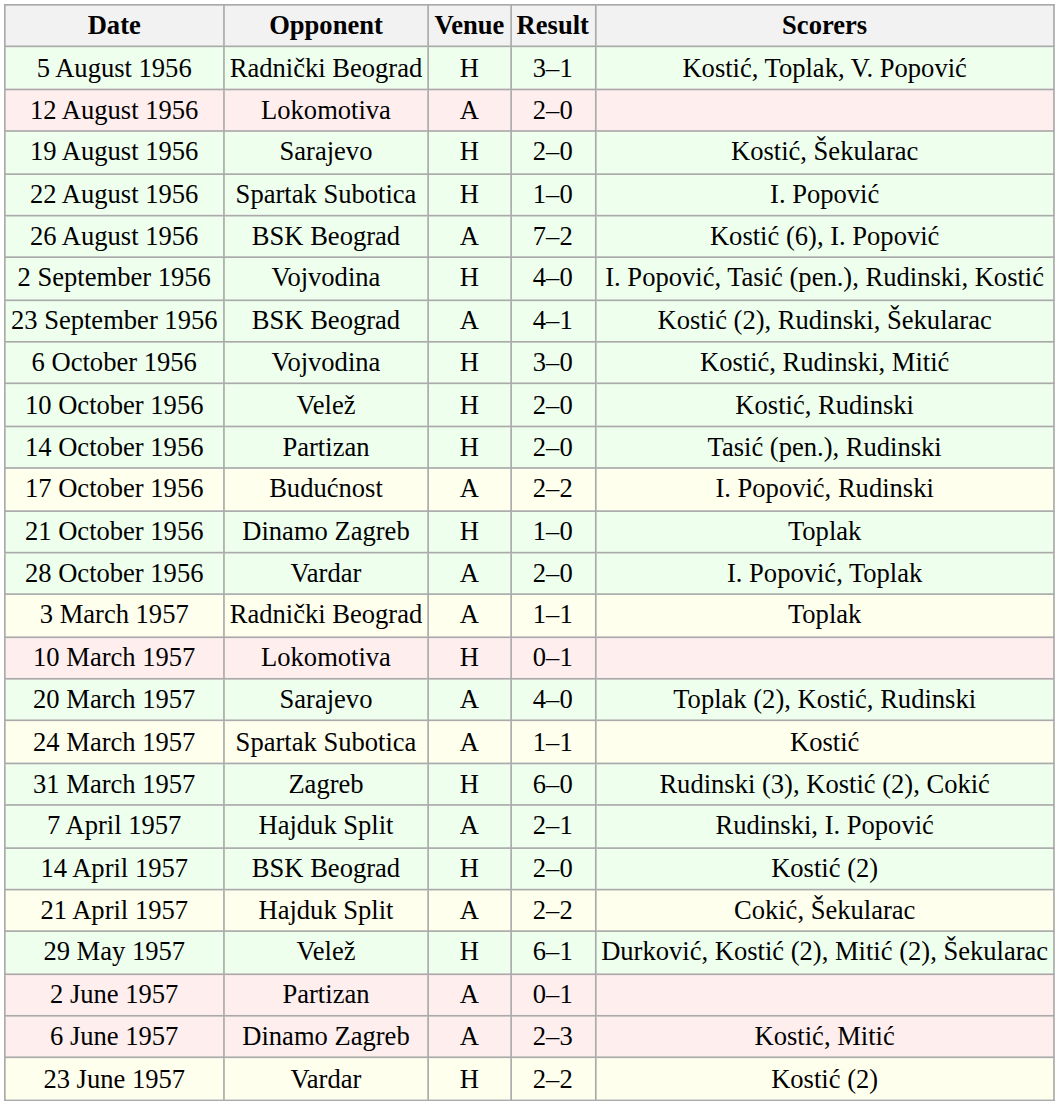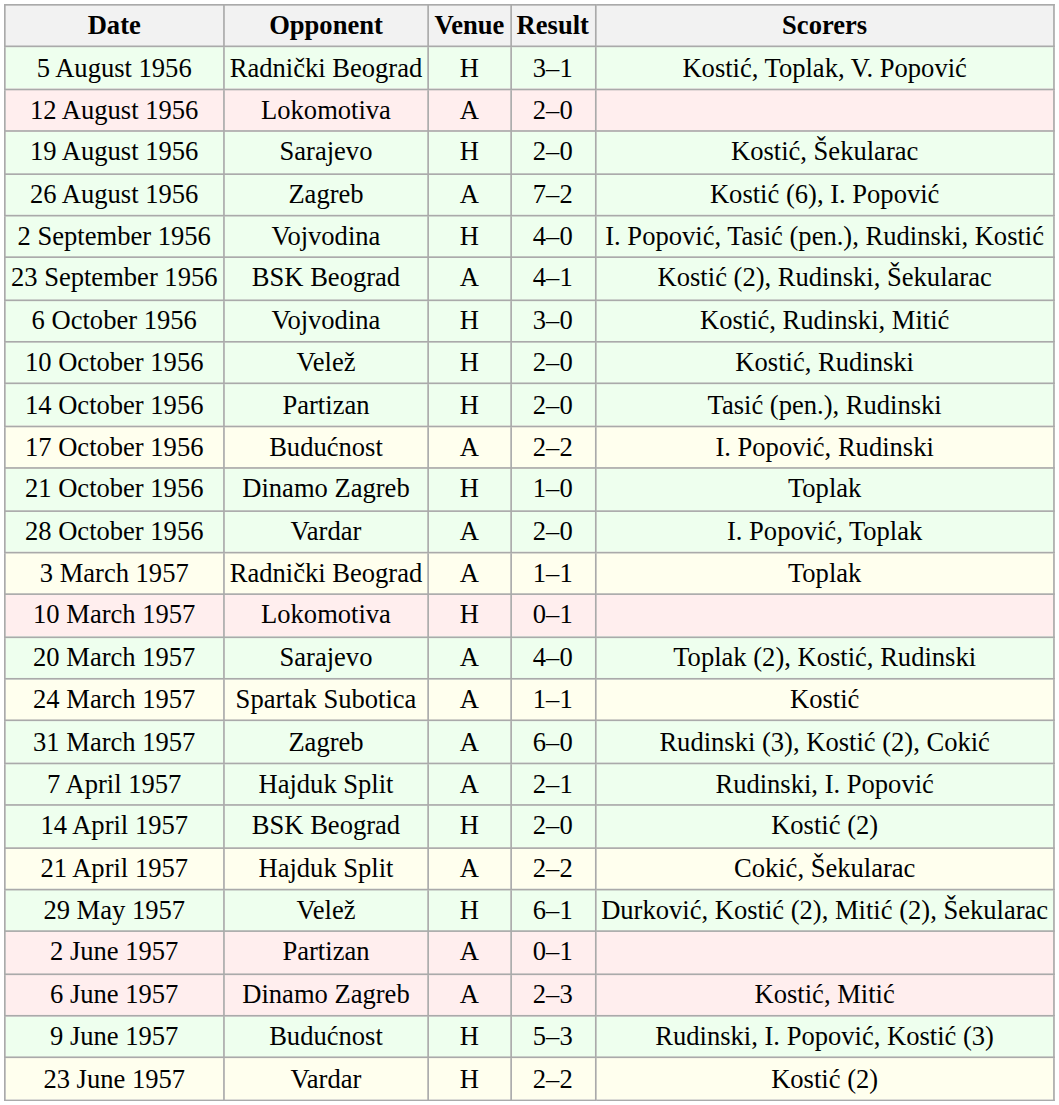- row: (114, 194)
(326, 236) BSK Beograd -> (326, 194) Zagreb
(469, 783) H -> (469, 741) A
+ row: (114, 1036)
